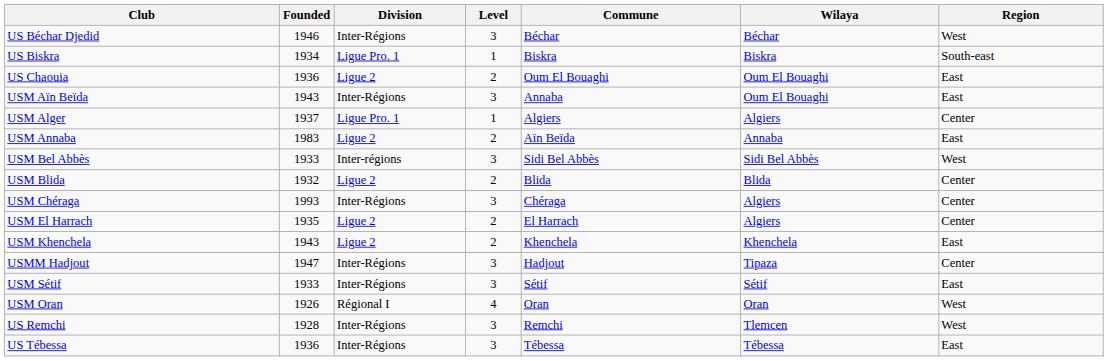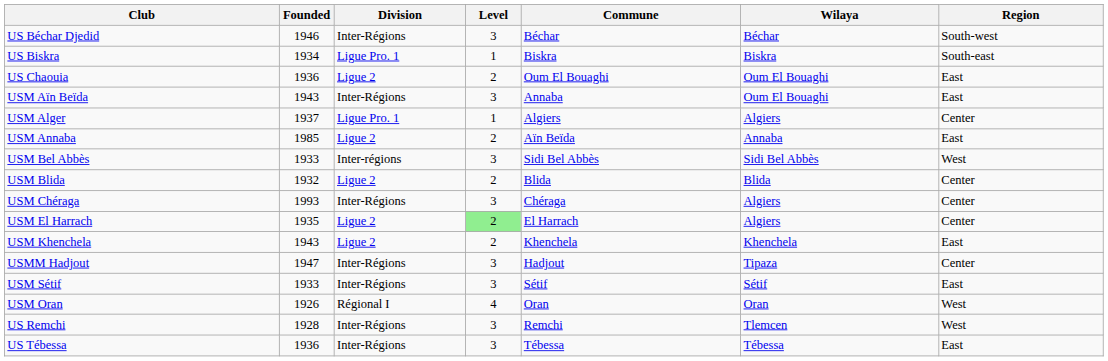(954, 35) West -> (970, 35) South-west
(307, 139) 1983 -> (307, 139) 1985
(493, 221) no background -> (493, 221) lightgreen background
